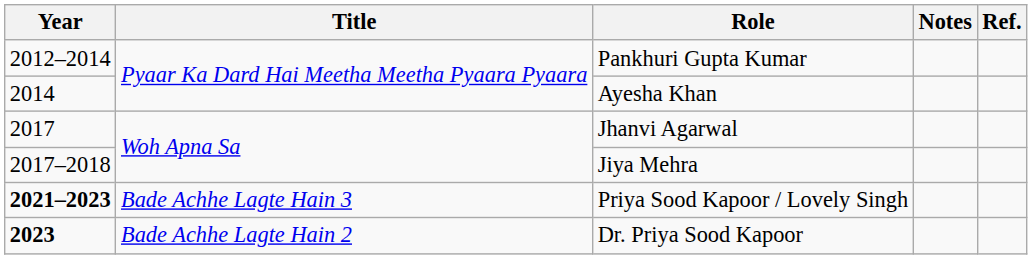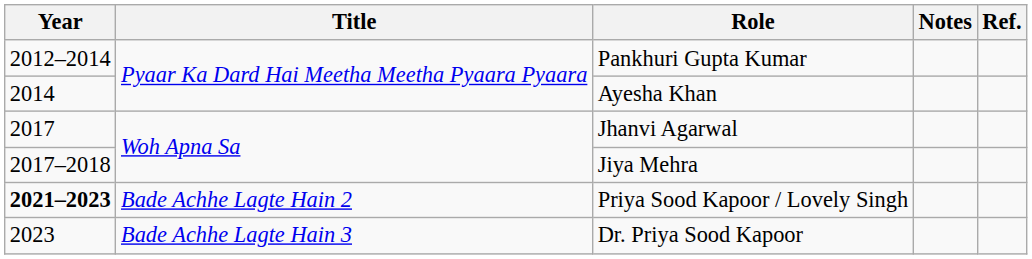(236, 199) Bade Achhe Lagte Hain 3 -> (236, 199) Bade Achhe Lagte Hain 2
(32, 235) bold -> (32, 235) normal
(236, 235) Bade Achhe Lagte Hain 2 -> (236, 235) Bade Achhe Lagte Hain 3
